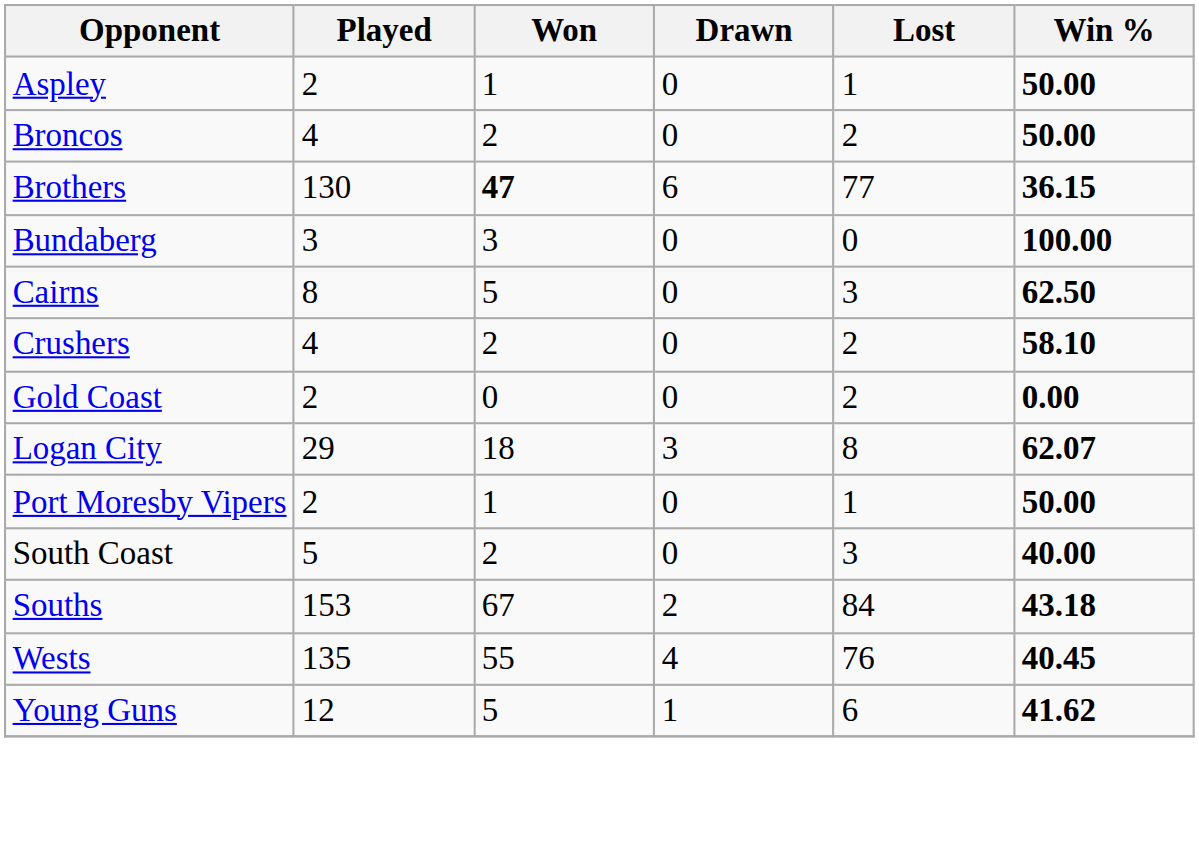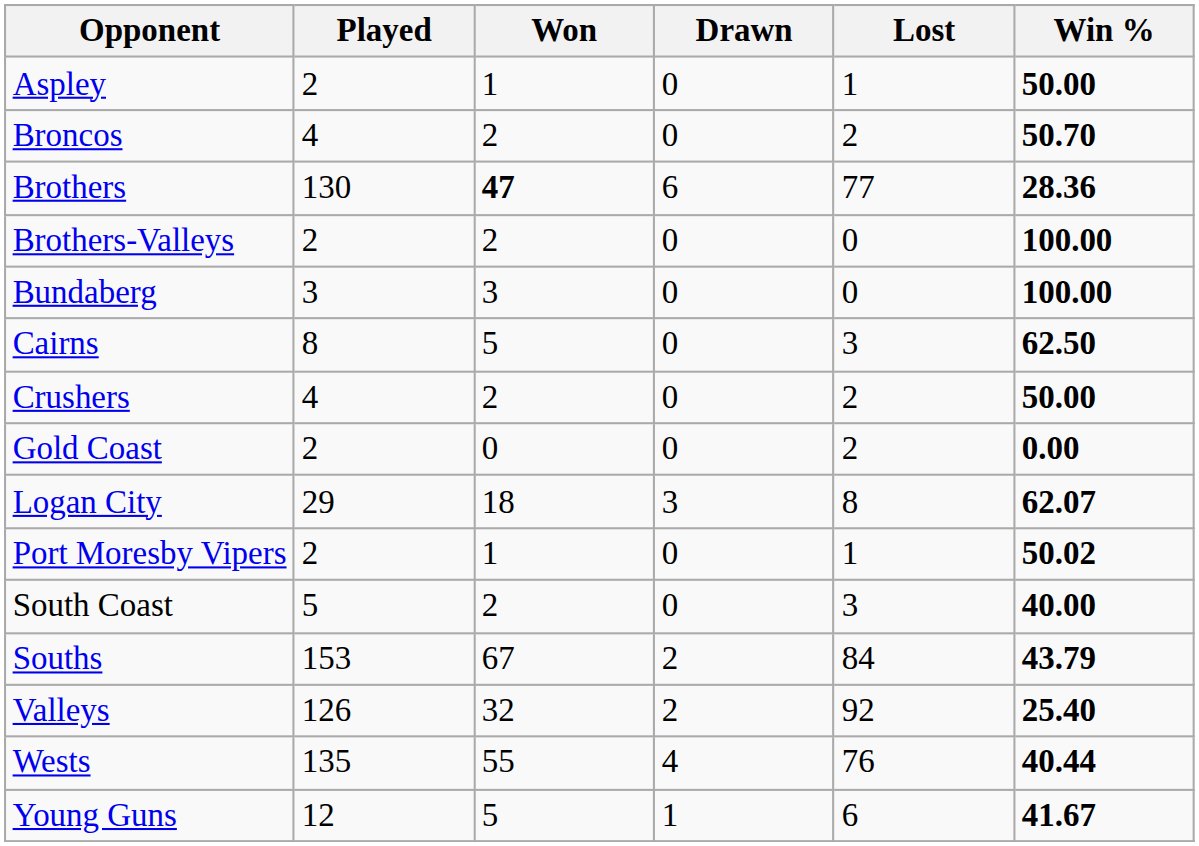(1059, 135) 50.00 -> (1059, 135) 50.70
(1059, 187) 36.15 -> (1059, 187) 28.36
+ row: (123, 239)
(1059, 344) 58.10 -> (1059, 396) 50.00
(1059, 501) 50.00 -> (1059, 553) 50.02
(1059, 605) 43.18 -> (1059, 657) 43.79
+ row: (61, 710)
(1059, 657) 40.45 -> (1059, 762) 40.44
(1059, 710) 41.62 -> (1059, 814) 41.67
